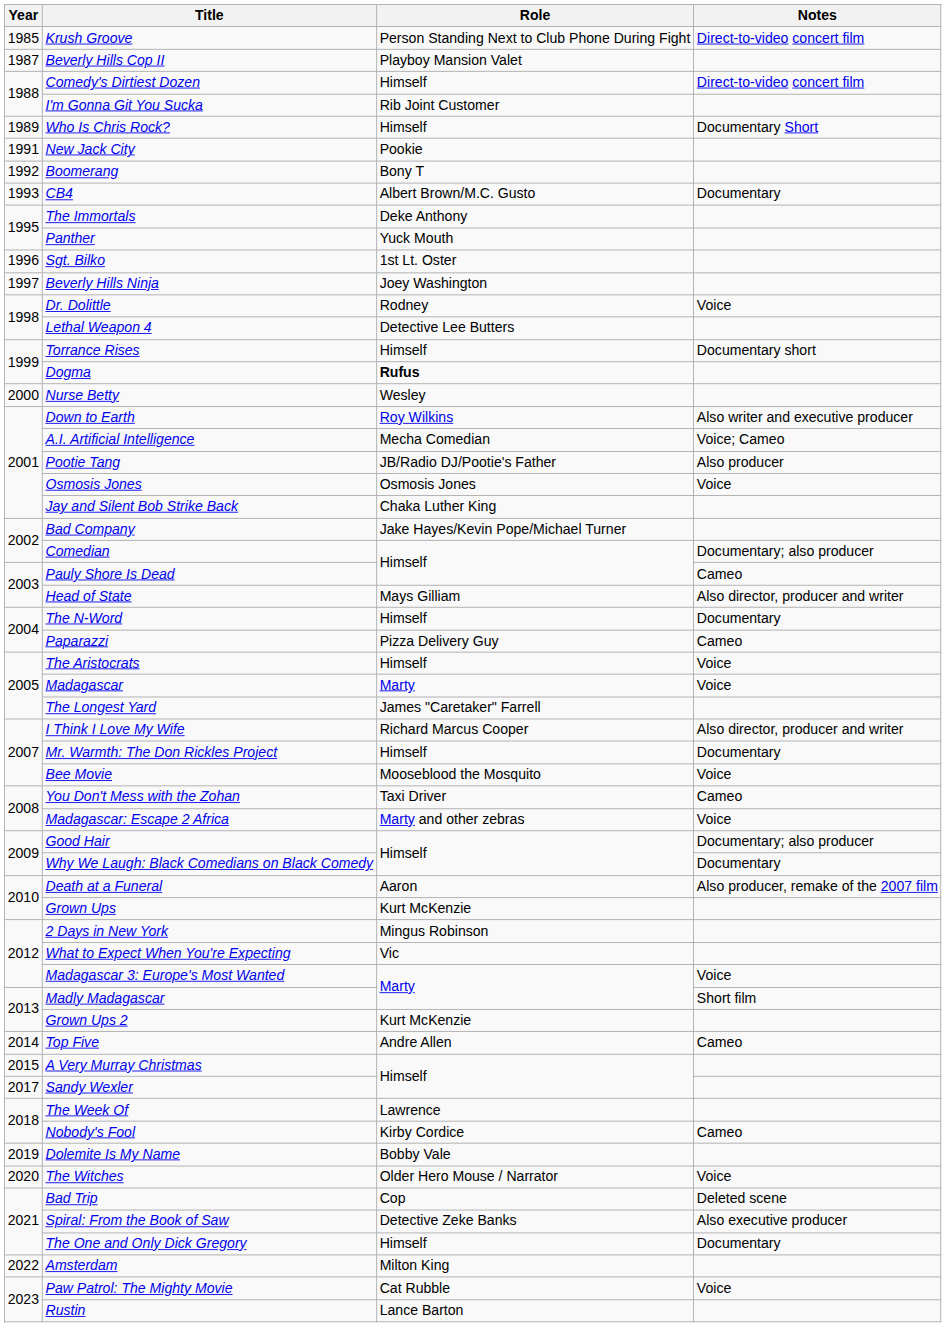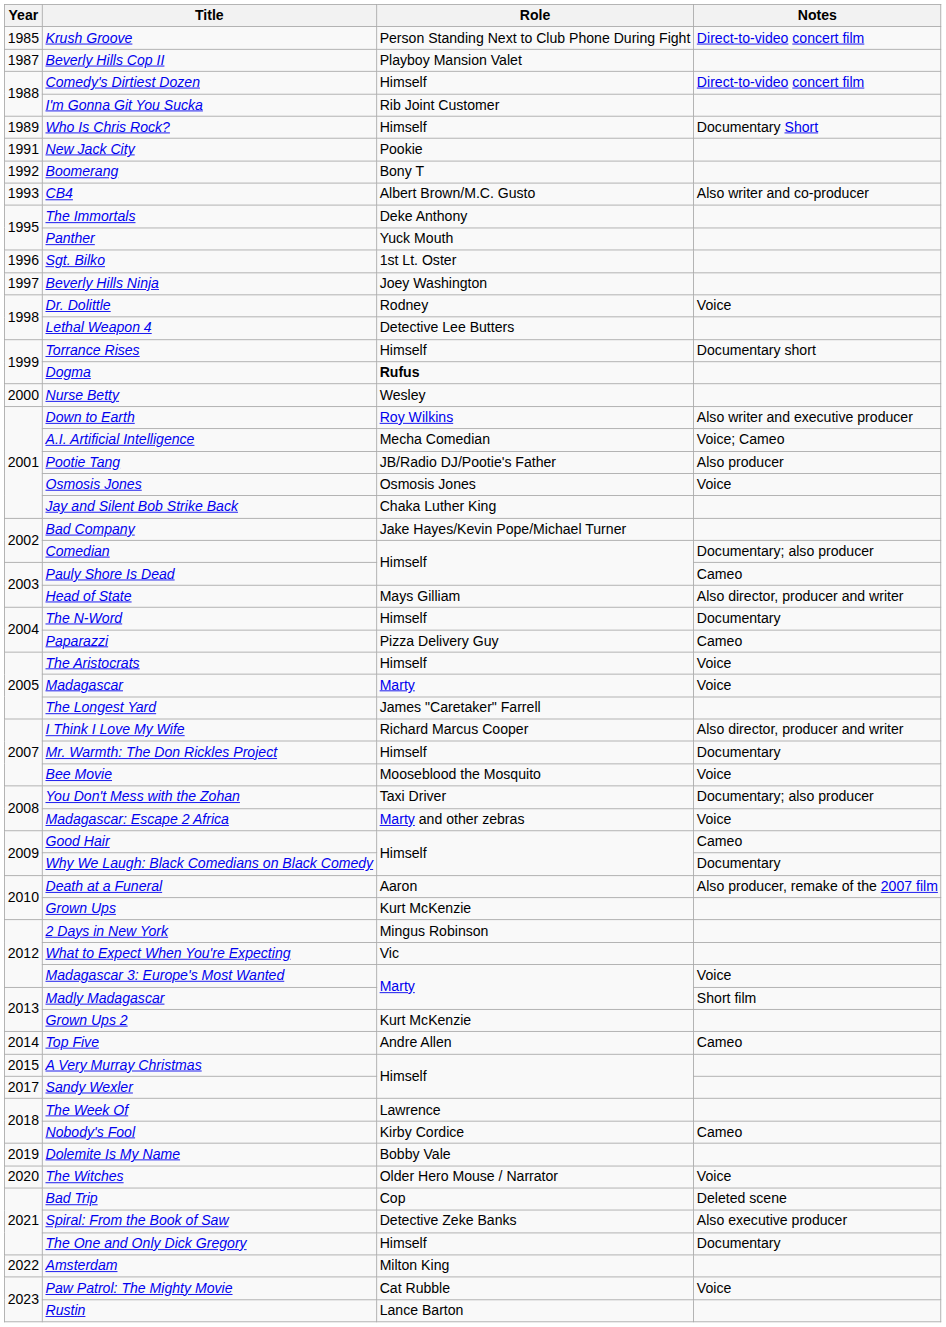(739, 194) Documentary -> (783, 194) Also writer and co-producer
(720, 797) Cameo -> (785, 797) Documentary; also producer
(785, 841) Documentary; also producer -> (720, 841) Cameo
